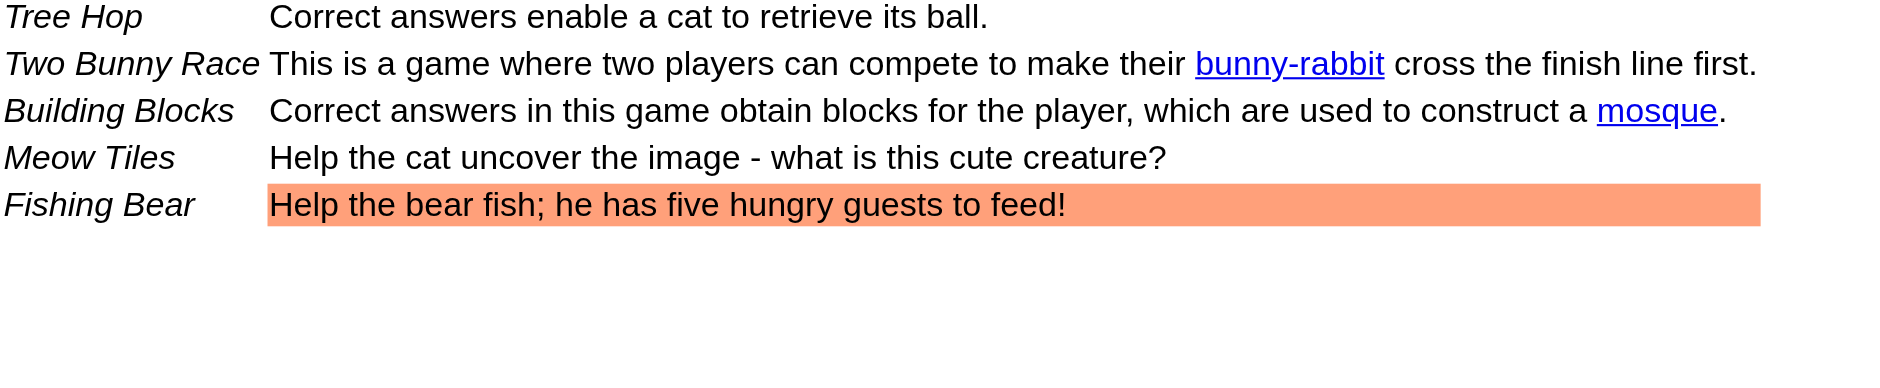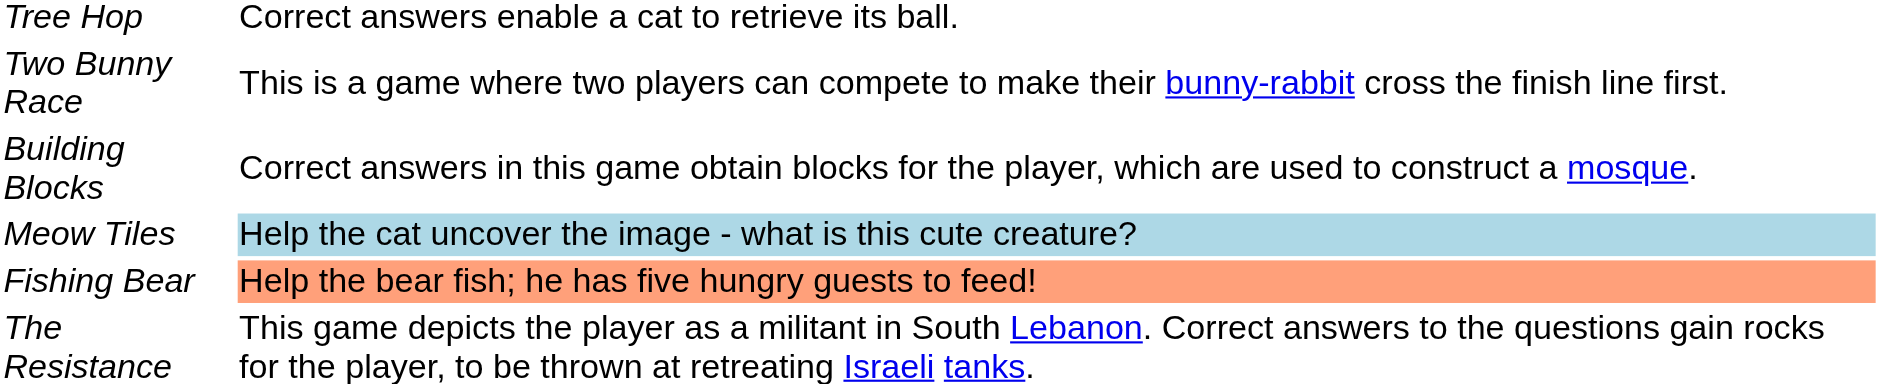(718, 157) no background -> (688, 234) lightblue background
+ row: (88, 347)
